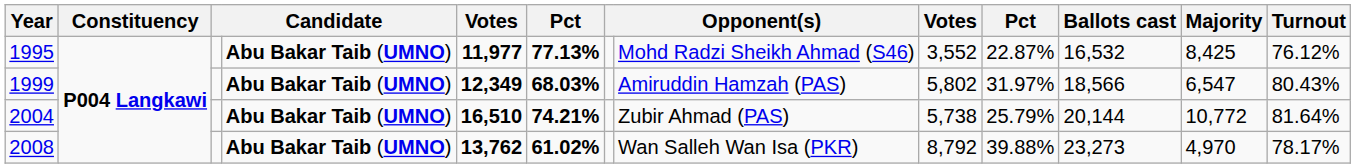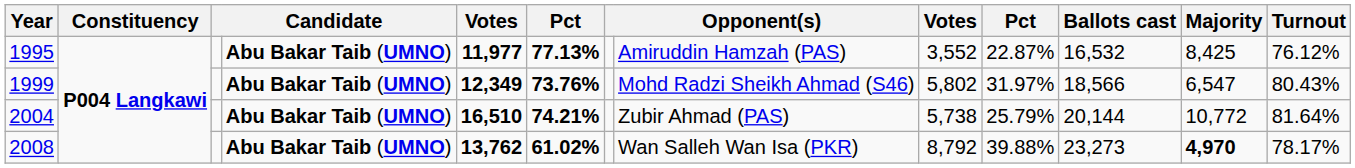(766, 52) Mohd Radzi Sheikh Ahmad (S46) -> (732, 52) Amiruddin Hamzah (PAS)
(565, 84) 68.03% -> (565, 84) 73.76%
(732, 84) Amiruddin Hamzah (PAS) -> (766, 84) Mohd Radzi Sheikh Ahmad (S46)
(1211, 148) normal -> (1211, 148) bold
